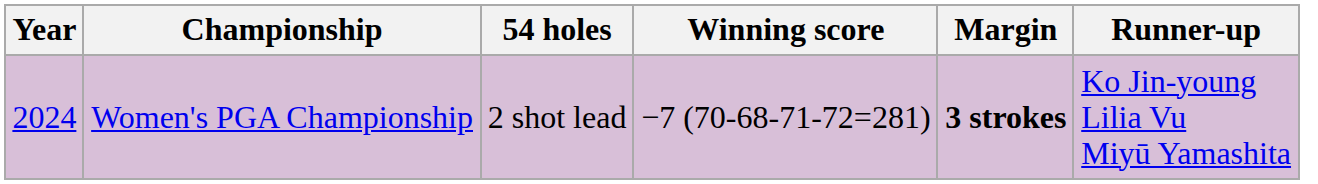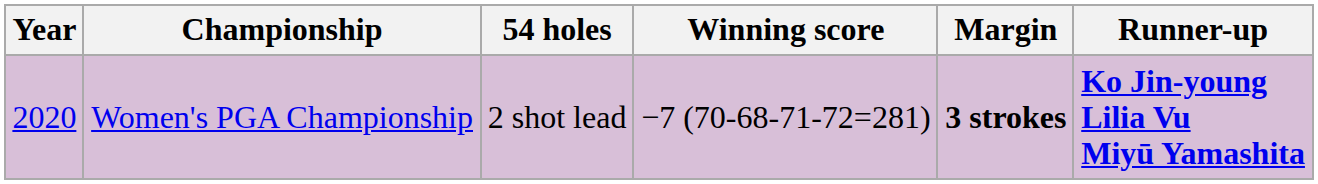(44, 116) 2024 -> (44, 116) 2020
(1186, 116) normal -> (1193, 116) bold
